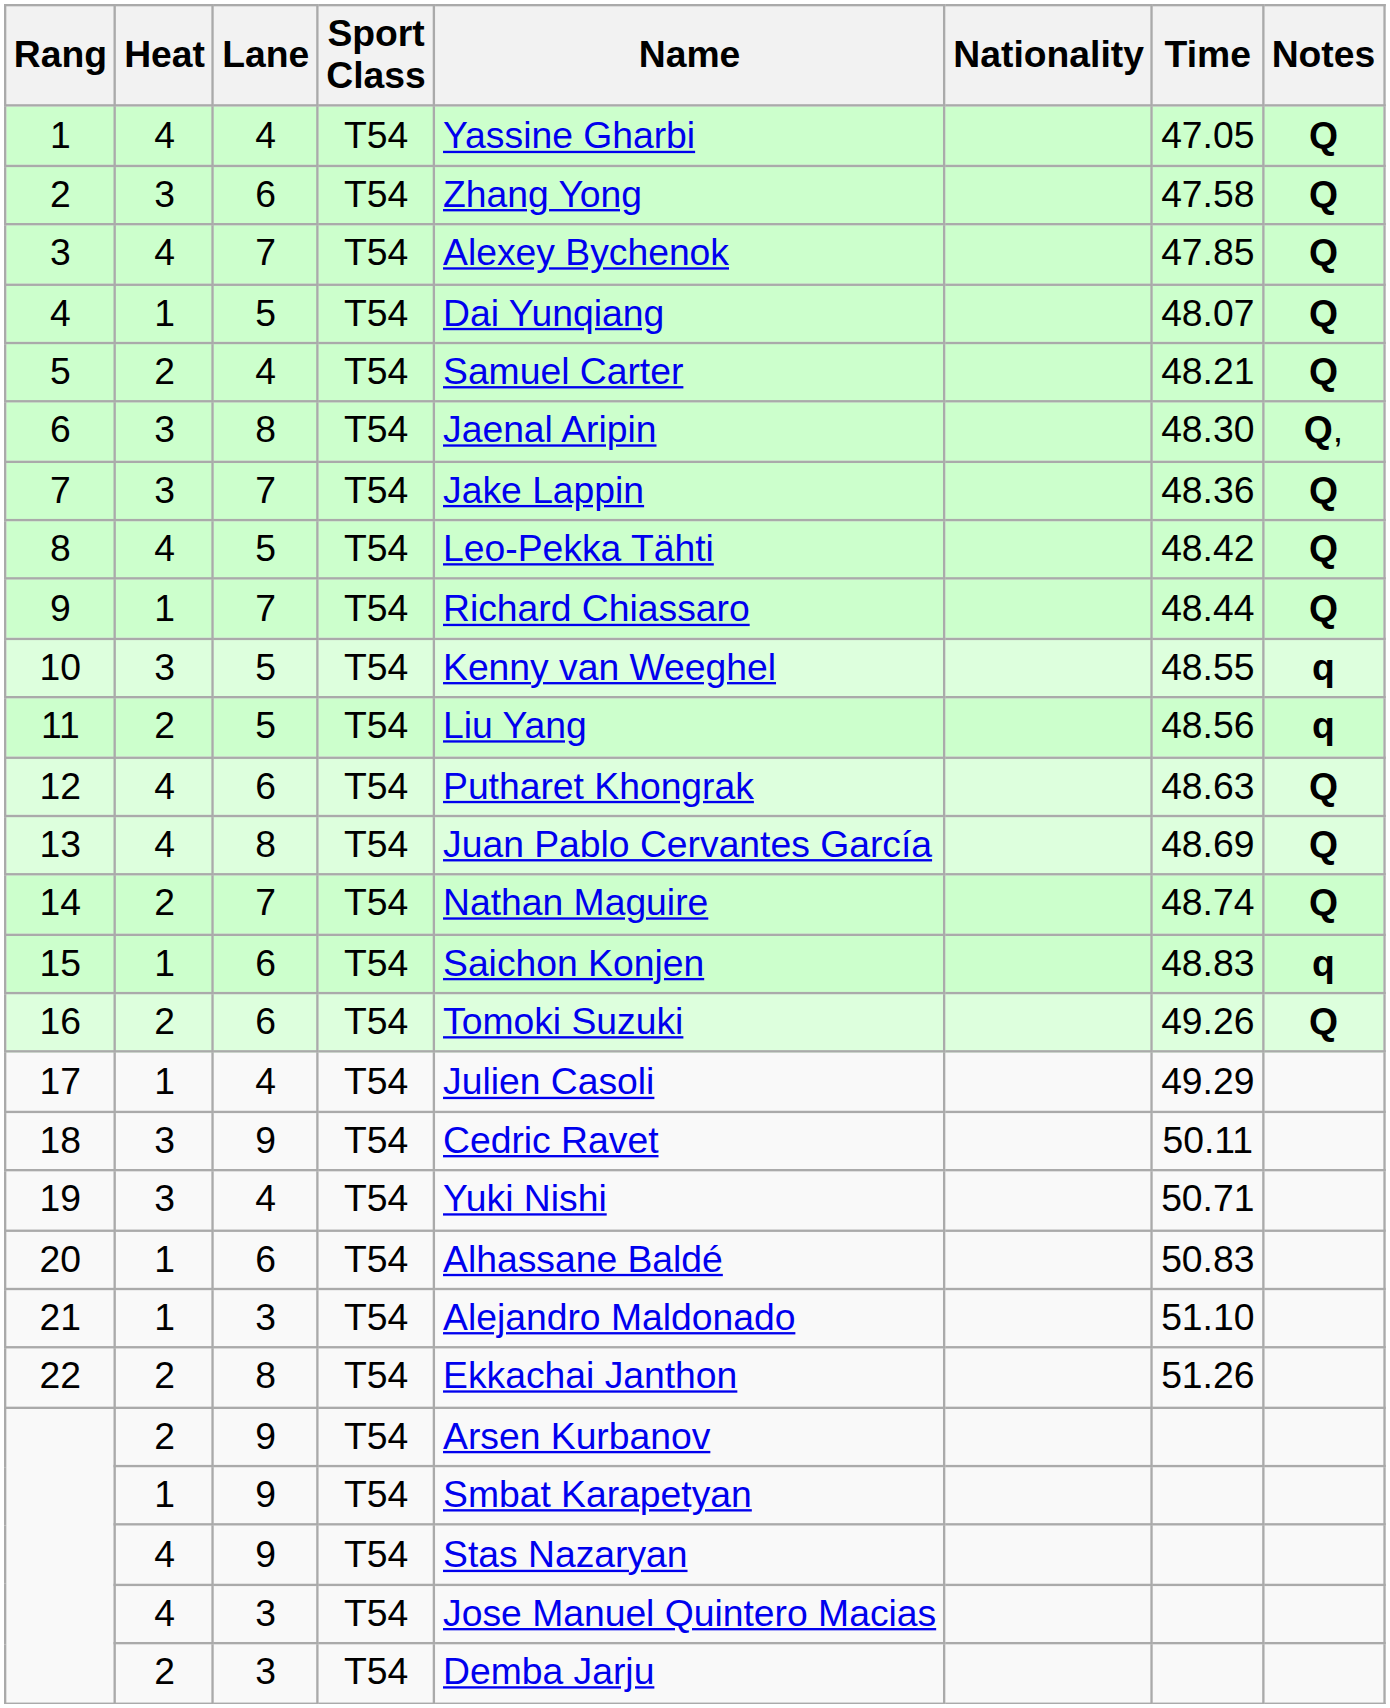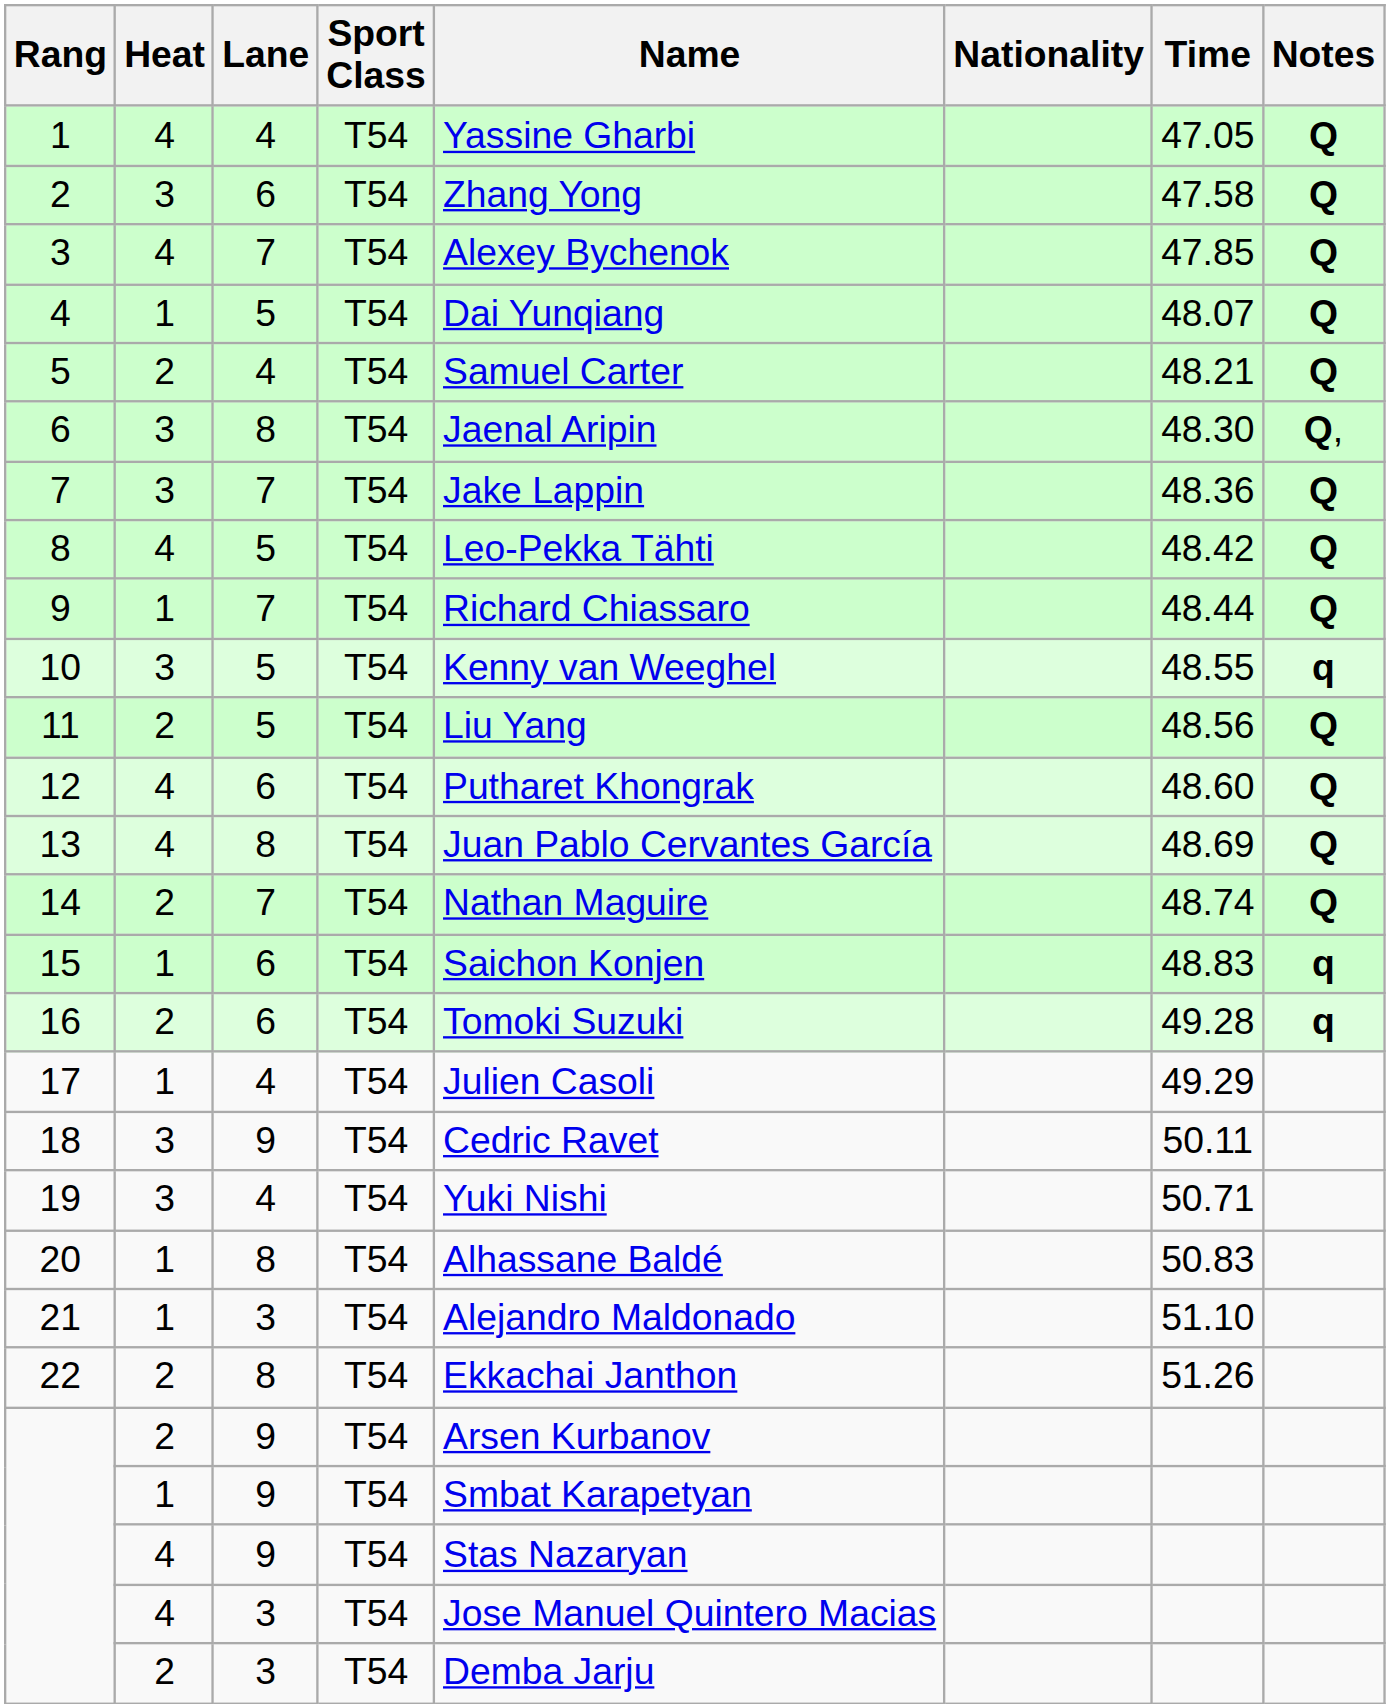(1323, 726) q -> (1323, 726) Q
(1208, 785) 48.63 -> (1208, 785) 48.60
(1208, 1021) 49.26 -> (1208, 1021) 49.28
(1323, 1021) Q -> (1323, 1021) q
(266, 1258) 6 -> (266, 1258) 8
